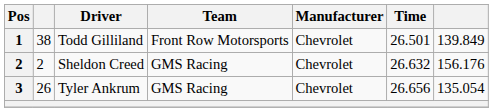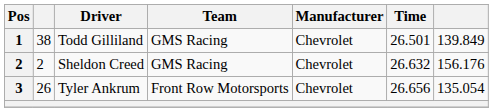(220, 40) Front Row Motorsports -> (189, 40) GMS Racing
(189, 88) GMS Racing -> (220, 88) Front Row Motorsports
